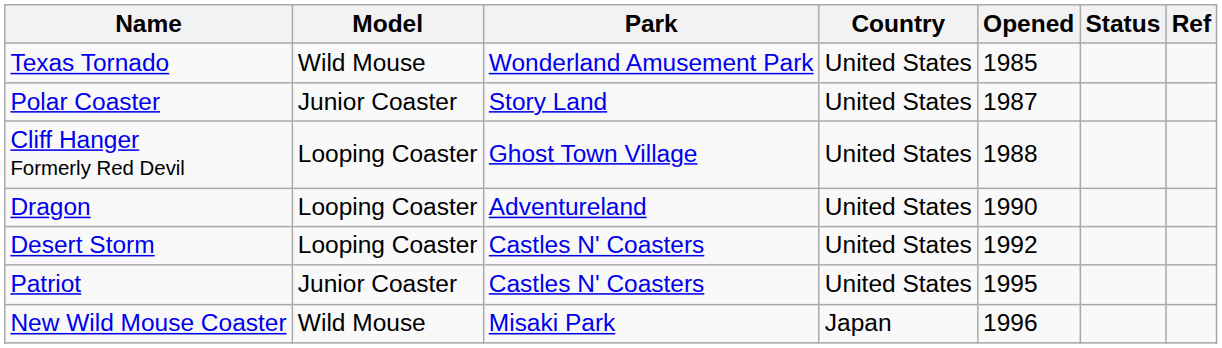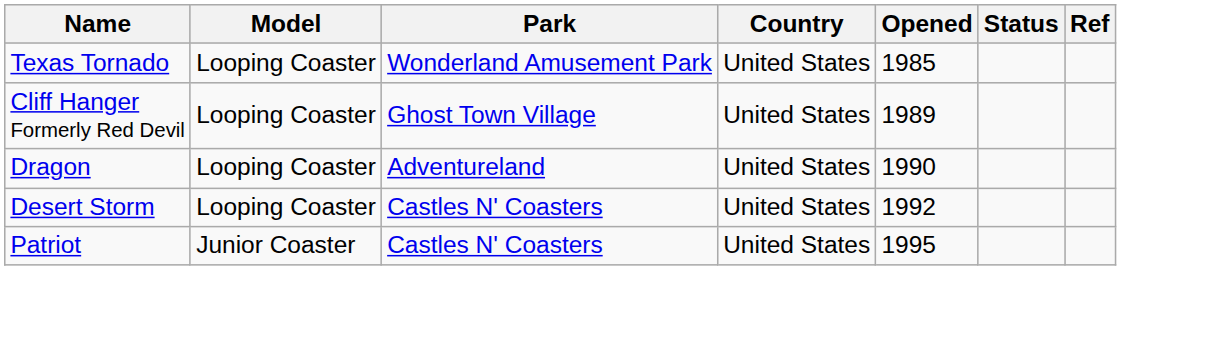(362, 62) Wild Mouse -> (286, 62) Looping Coaster
- row: (85, 101)
(1010, 154) 1988 -> (909, 115) 1989
- row: (148, 323)
